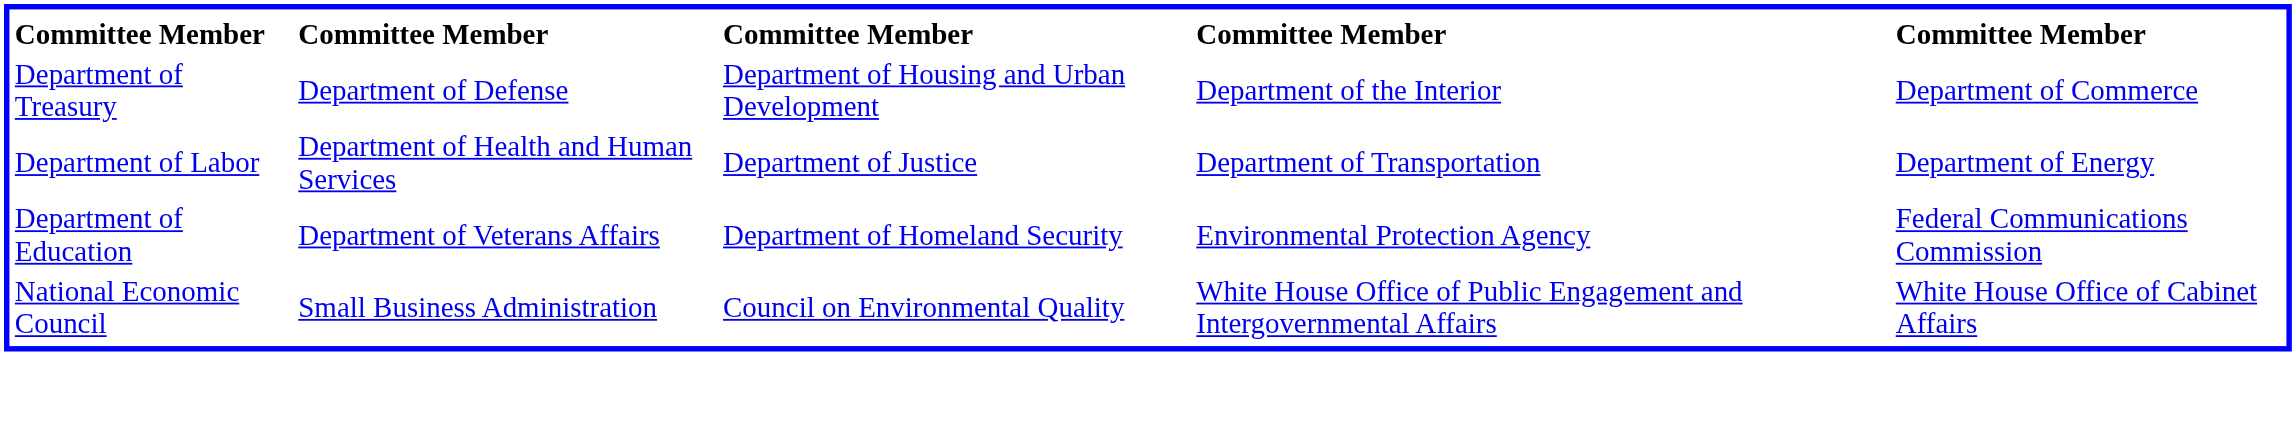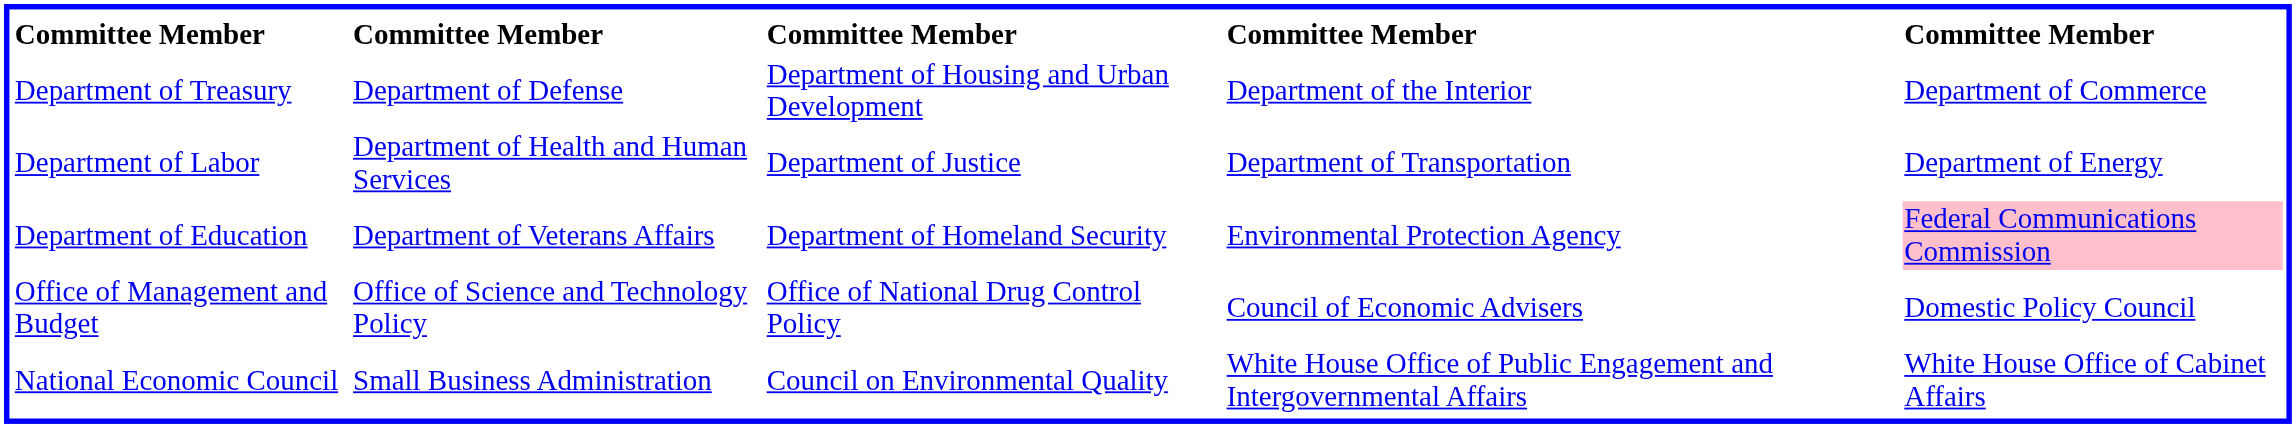(2042, 235) no background -> (2050, 235) pink background
+ row: (171, 307)
